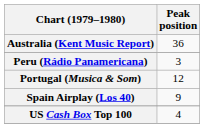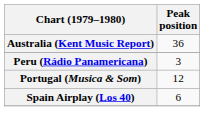(178, 97) 9 -> (178, 97) 6
- row: (80, 114)
